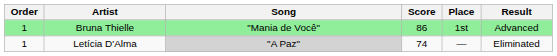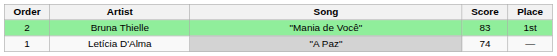- column: (517, 12)
(24, 28) 1 -> (27, 28) 2
(422, 28) 86 -> (485, 28) 83
